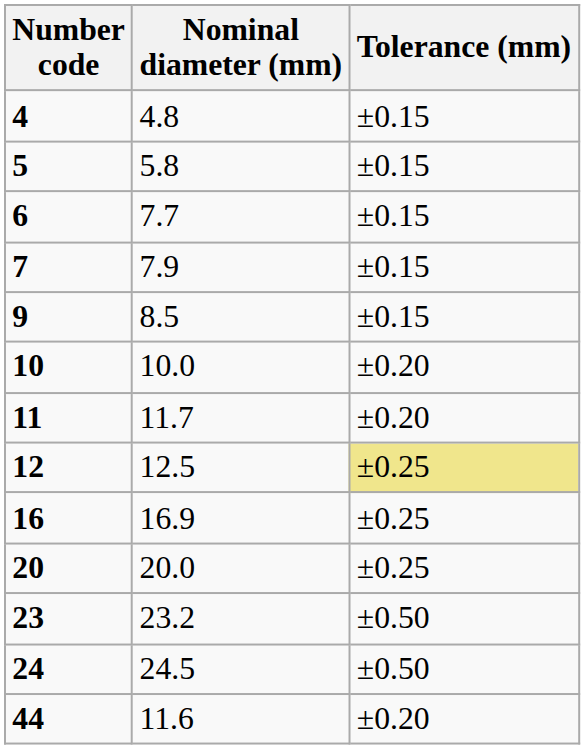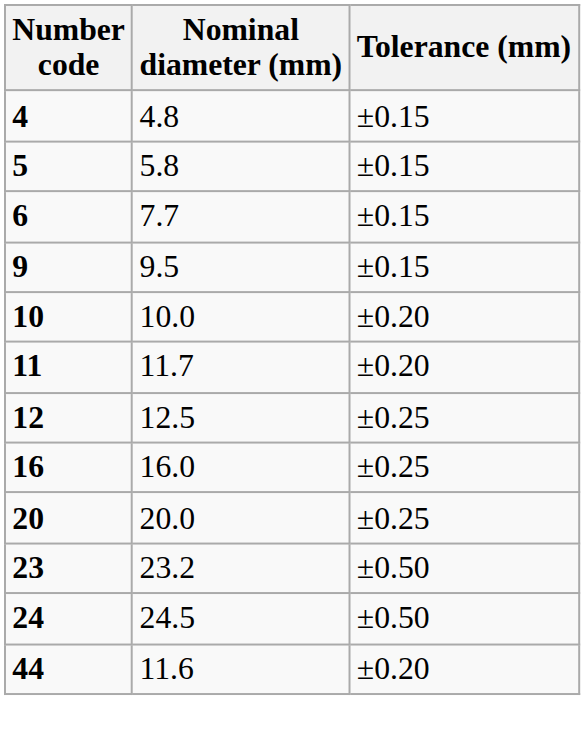- row: (20, 266)
(159, 316) 8.5 -> (159, 266) 9.5
(393, 467) khaki background -> (393, 416) no background
(167, 517) 16.9 -> (167, 467) 16.0
